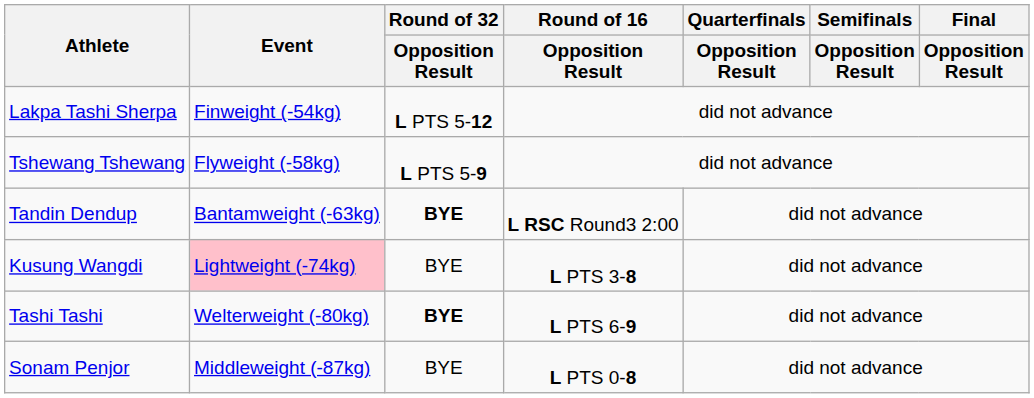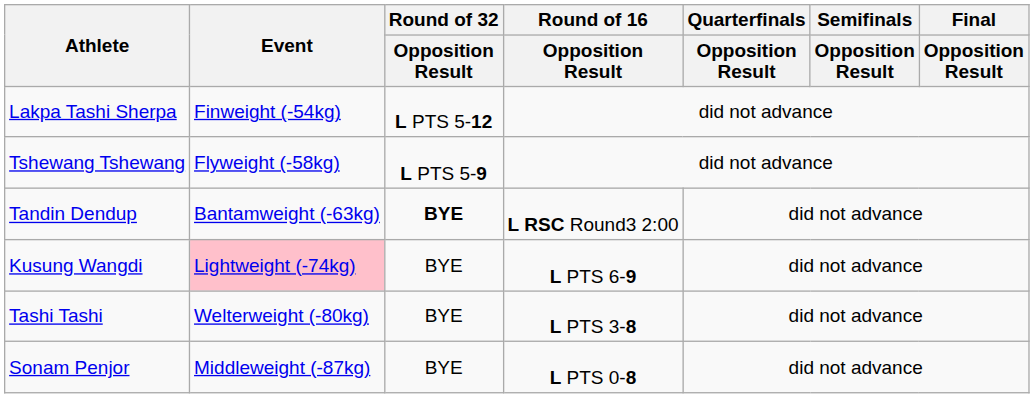(593, 276) L PTS 3-8 -> (593, 276) L PTS 6-9
(444, 316) bold -> (444, 316) normal
(593, 327) L PTS 6-9 -> (593, 327) L PTS 3-8
